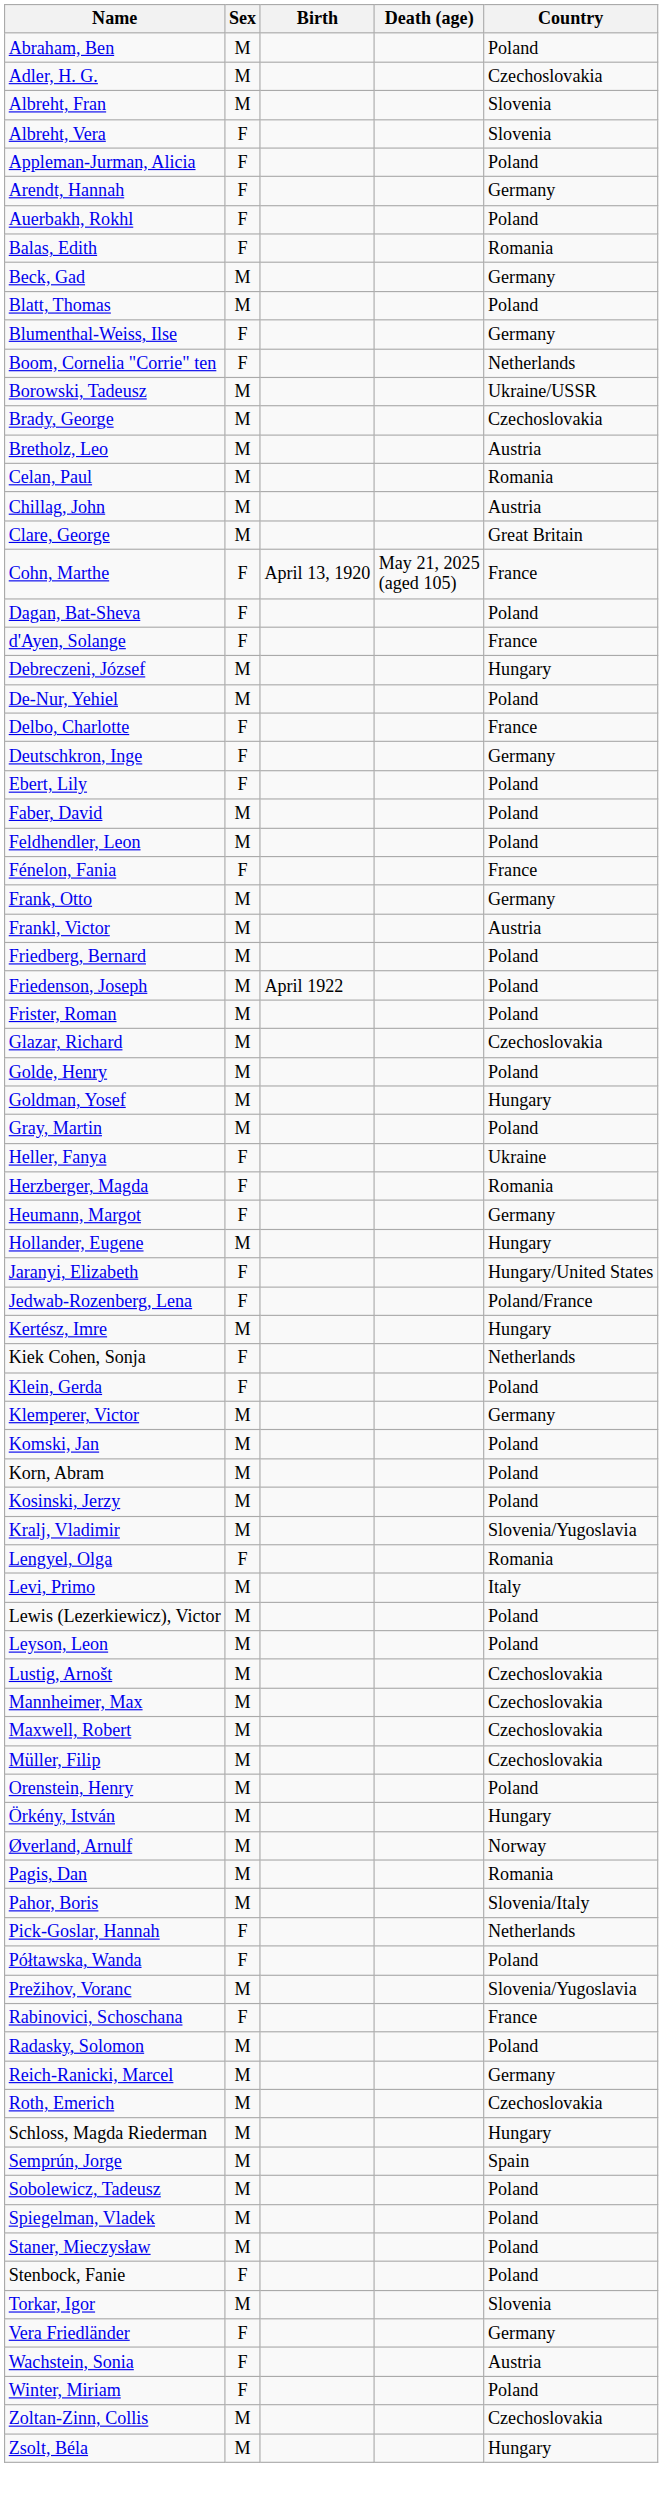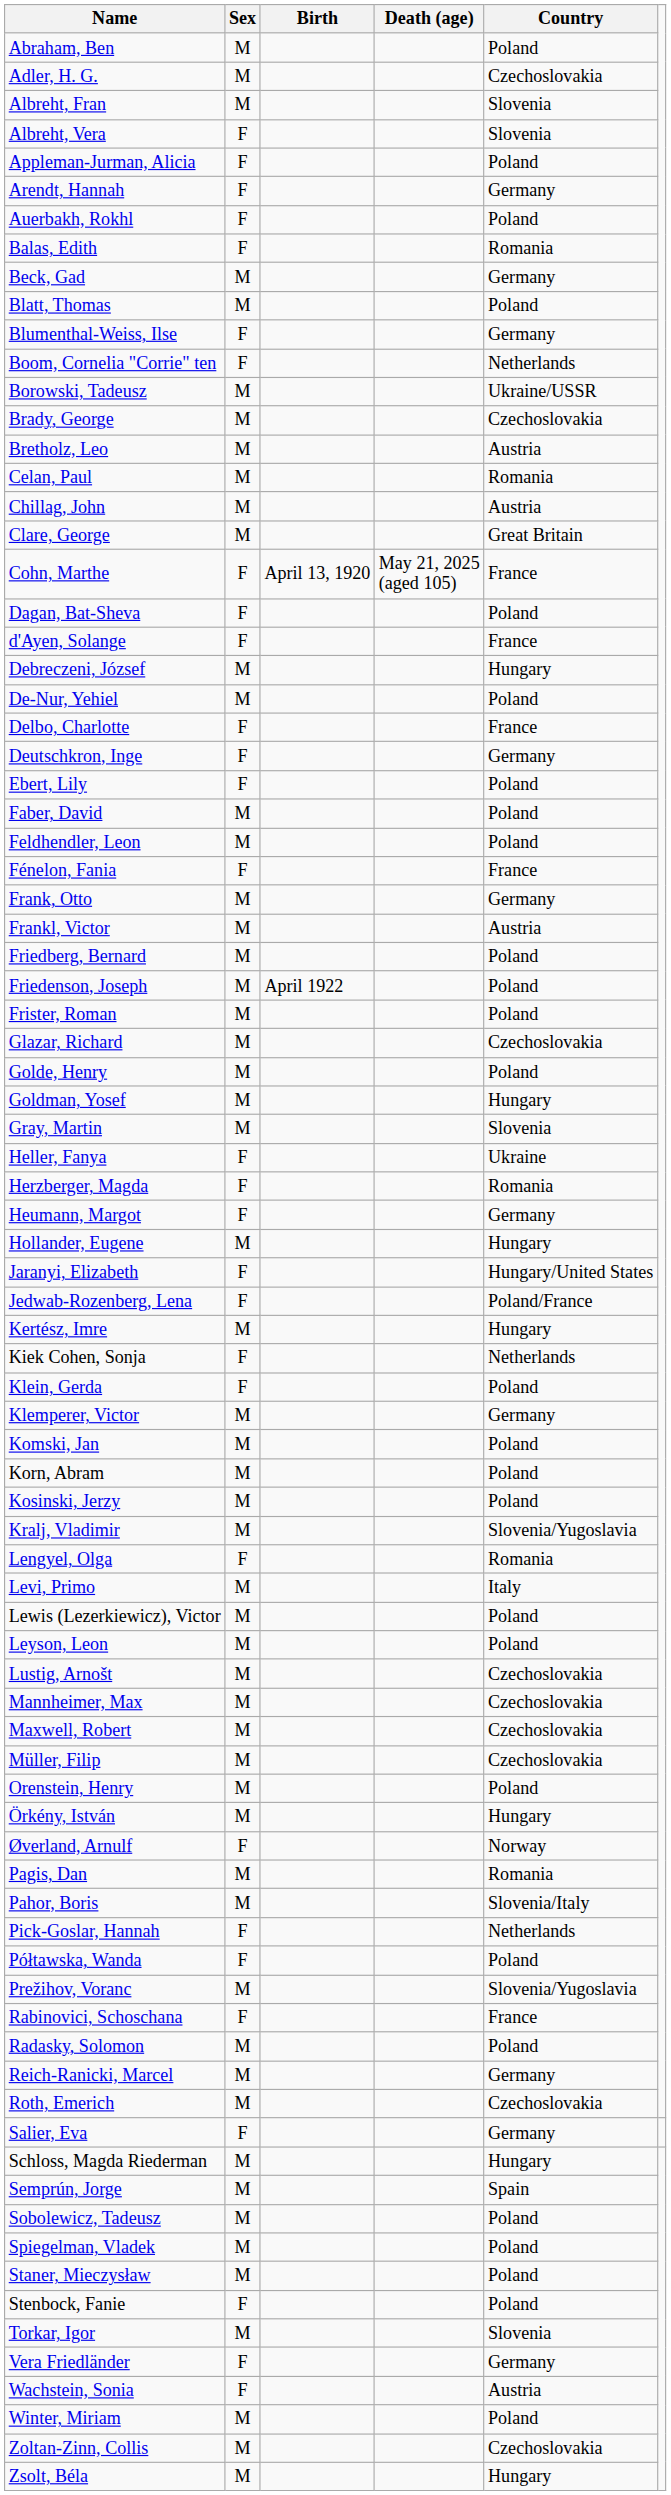(513, 1128) Poland -> (520, 1128) Slovenia
(243, 1845) M -> (243, 1845) F
+ row: (48, 2132)
(243, 2390) F -> (243, 2419) M
